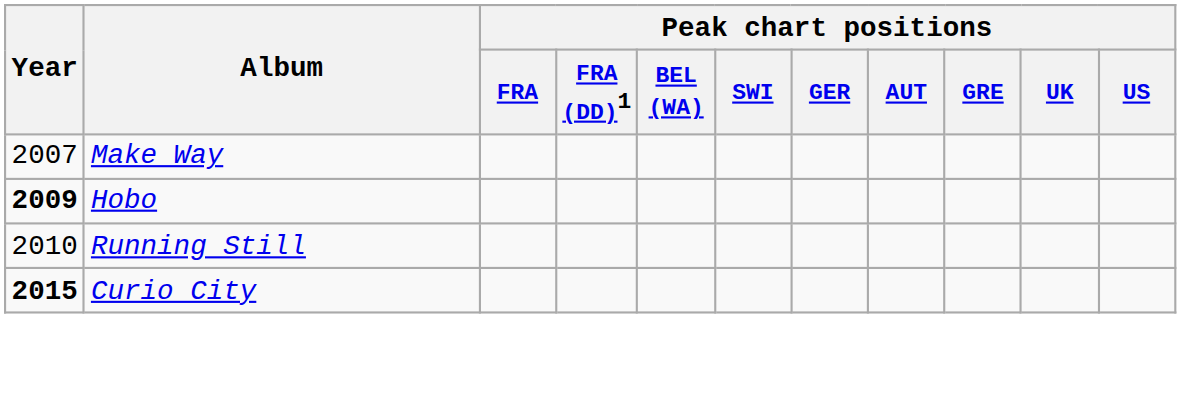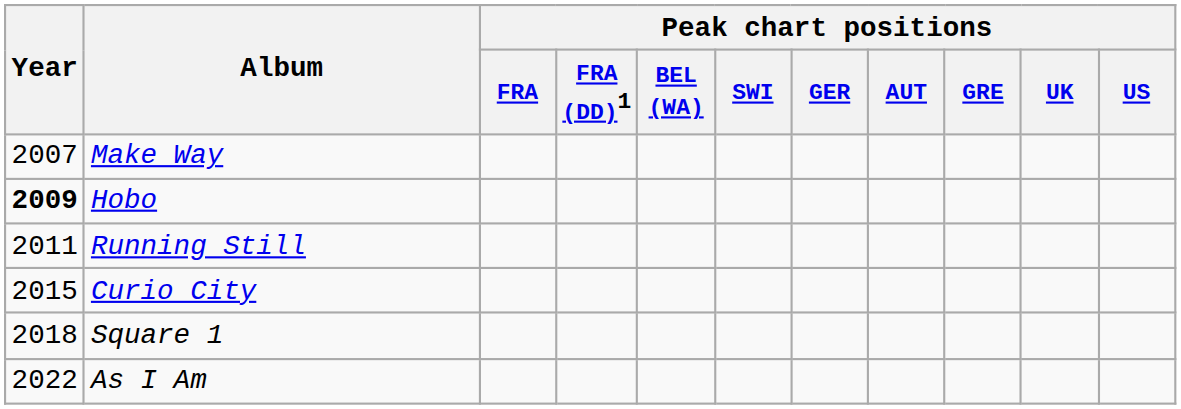(45, 246) 2010 -> (45, 246) 2011
(45, 291) bold -> (45, 291) normal
+ row: (157, 336)
+ row: (149, 381)
